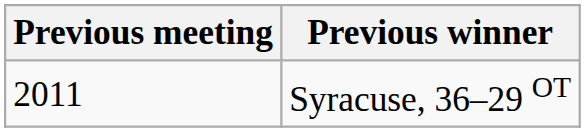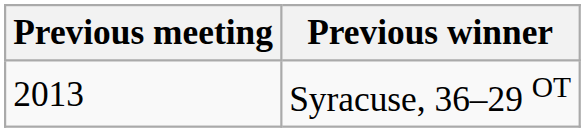(48, 93) 2011 -> (49, 93) 2013
